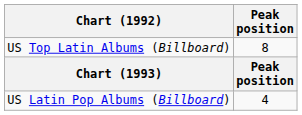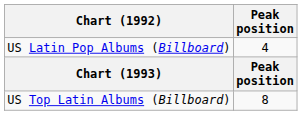rows swapped: (119, 100) <-> (119, 47)
